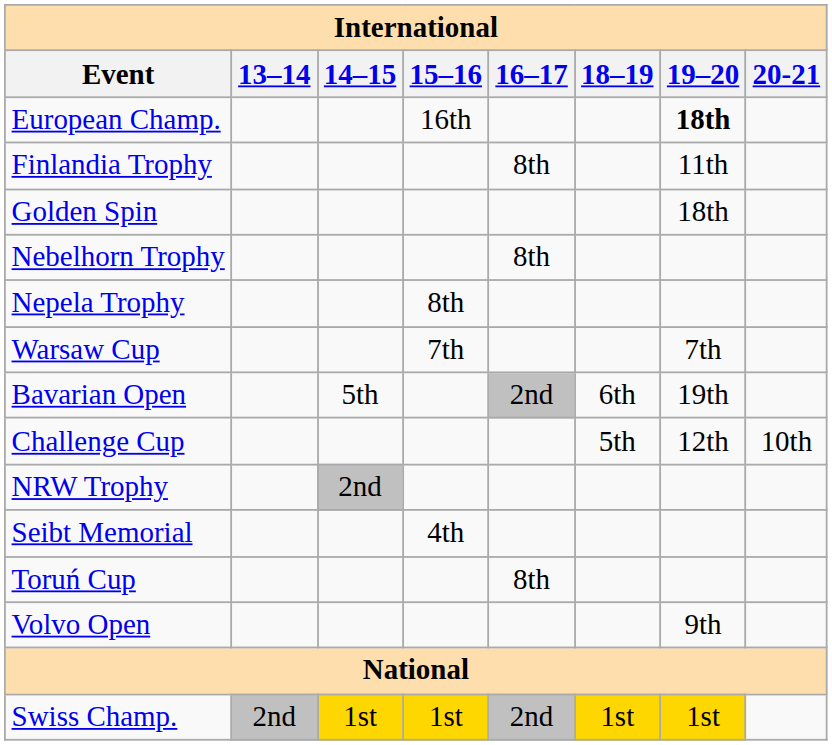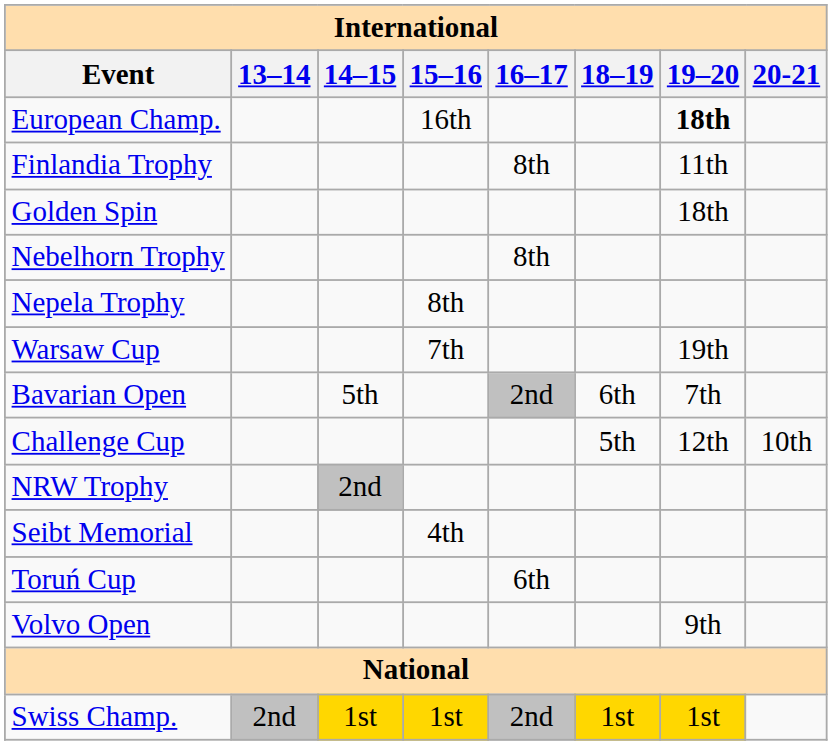(703, 348) 7th -> (703, 348) 19th
(703, 394) 19th -> (703, 394) 7th
(532, 578) 8th -> (532, 578) 6th
